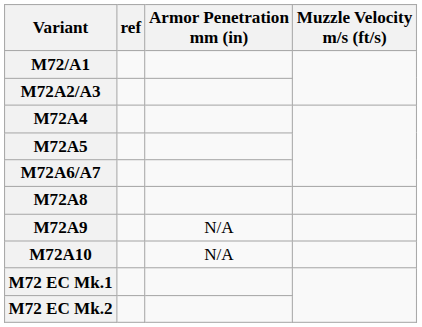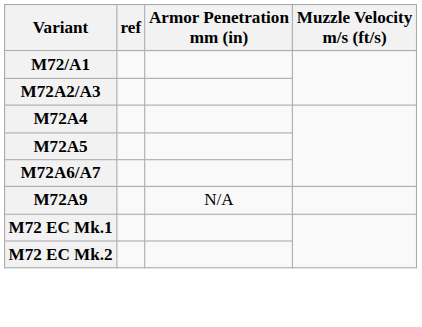- row: (61, 200)
- row: (61, 254)
